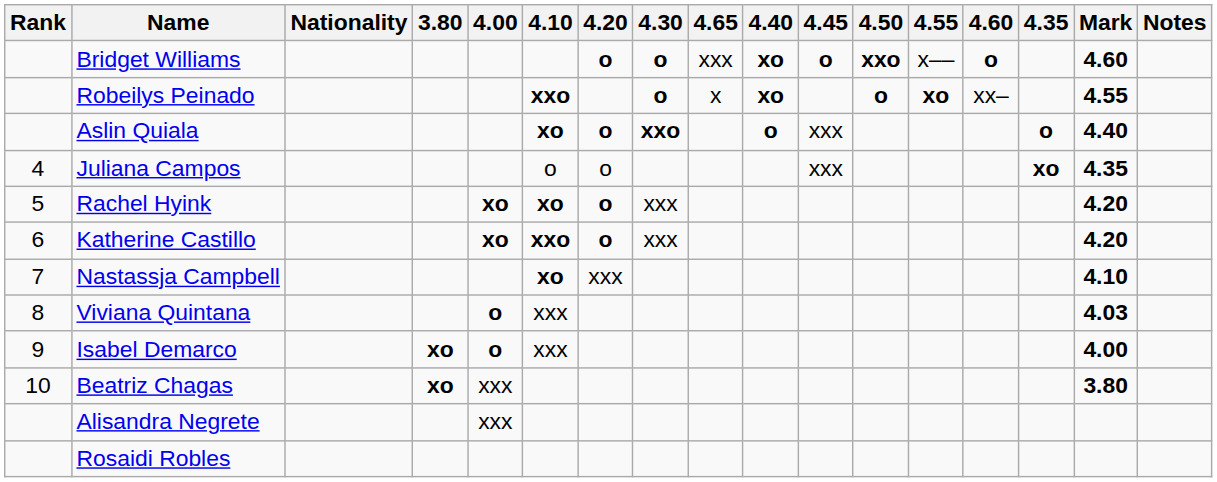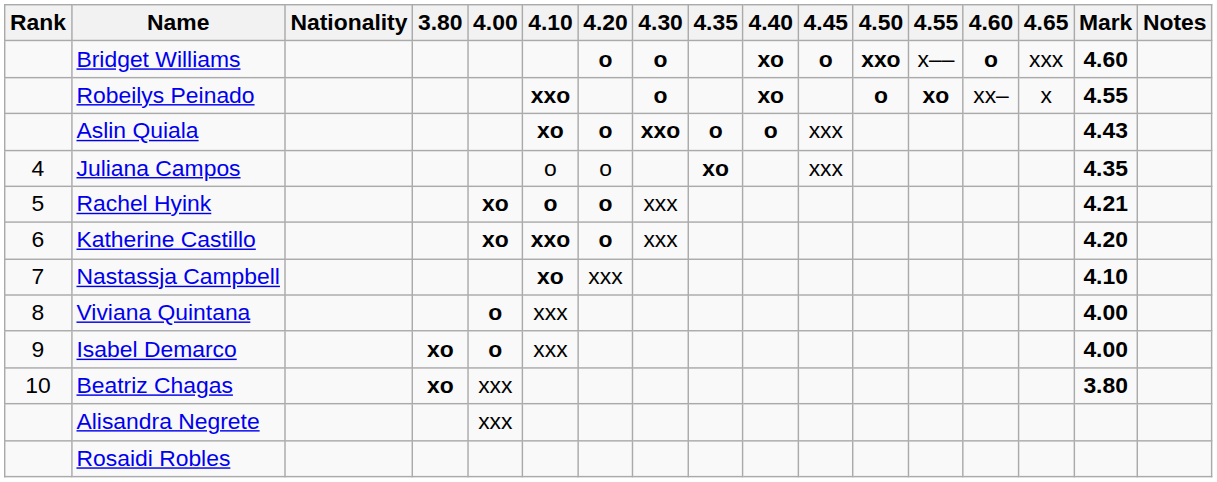columns swapped: (1046, 22) <-> (716, 22)
(1106, 131) 4.40 -> (1106, 131) 4.43
(550, 204) xo -> (550, 204) o
(1106, 204) 4.20 -> (1106, 204) 4.21
(1106, 312) 4.03 -> (1106, 312) 4.00
